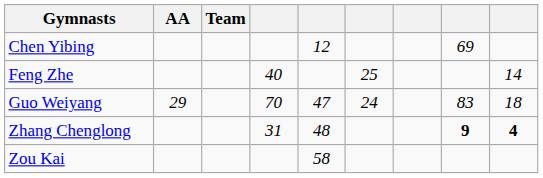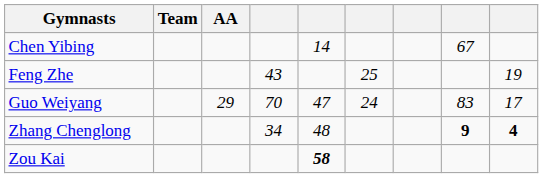columns swapped: (226, 18) <-> (178, 18)
(321, 46) 12 -> (321, 46) 14
(465, 46) 69 -> (465, 46) 67
(274, 74) 40 -> (274, 74) 43
(513, 74) 14 -> (513, 74) 19
(513, 102) 18 -> (513, 102) 17
(274, 131) 31 -> (274, 131) 34
(321, 159) normal -> (321, 159) bold
